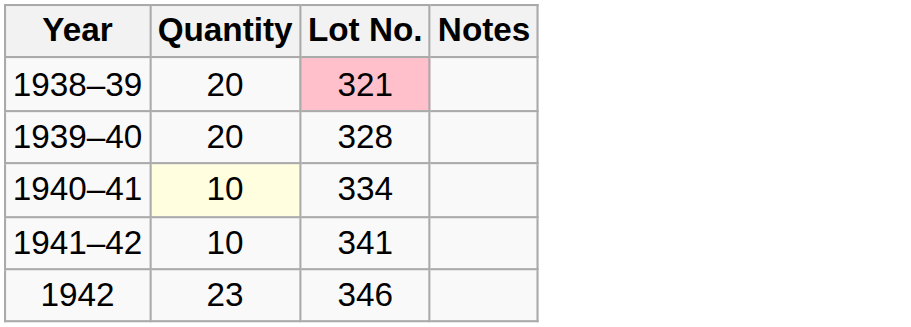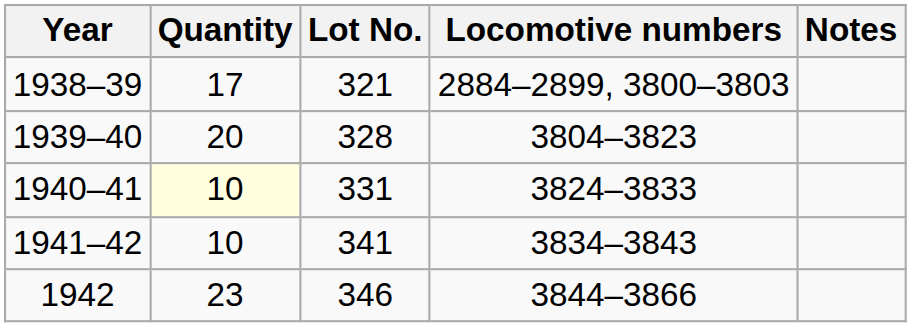+ column: (614, 30)
(225, 83) 20 -> (225, 83) 17
(365, 83) pink background -> (365, 83) no background
(365, 189) 334 -> (365, 189) 331
